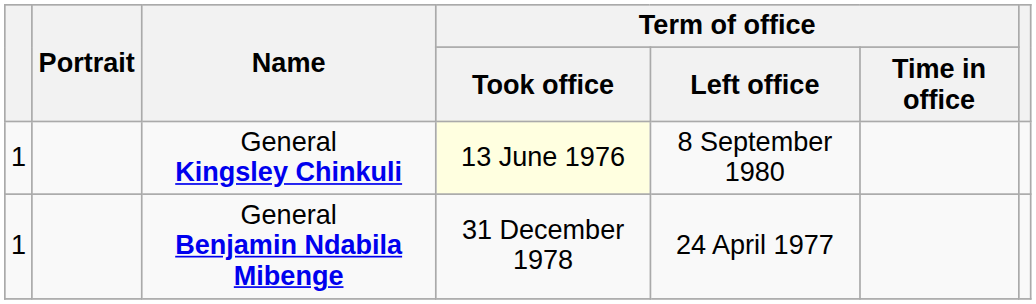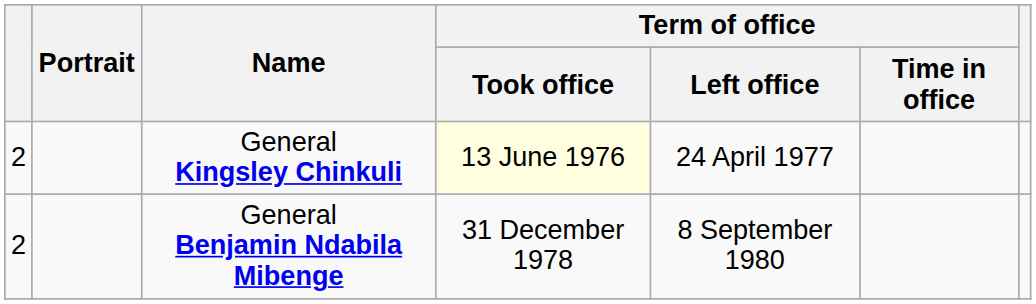(19, 157) 1 -> (19, 157) 2
(755, 157) 8 September 1980 -> (755, 157) 24 April 1977
(19, 245) 1 -> (19, 245) 2
(755, 245) 24 April 1977 -> (755, 245) 8 September 1980
